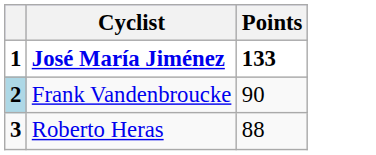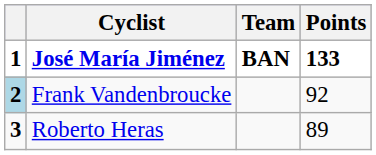+ column: (269, 22)
(253, 94) 90 -> (317, 94) 92
(253, 130) 88 -> (317, 130) 89
